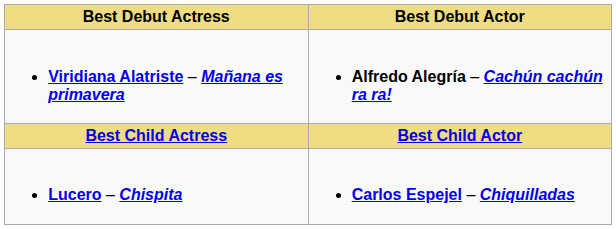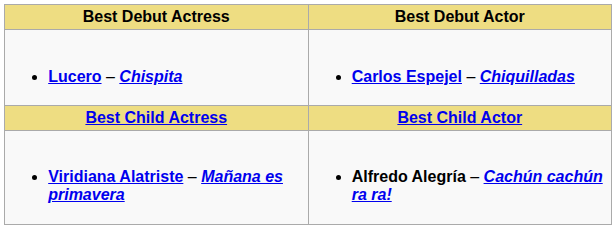rows swapped: (156, 86) <-> (156, 195)
